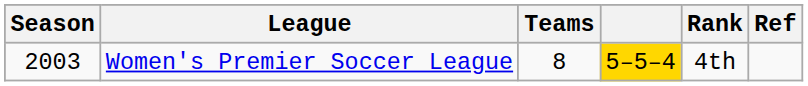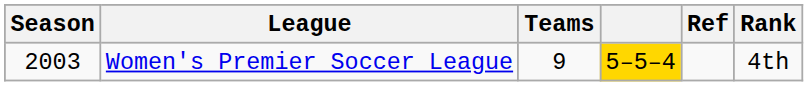columns swapped: (715, 24) <-> (775, 24)
(559, 62) 8 -> (559, 62) 9
